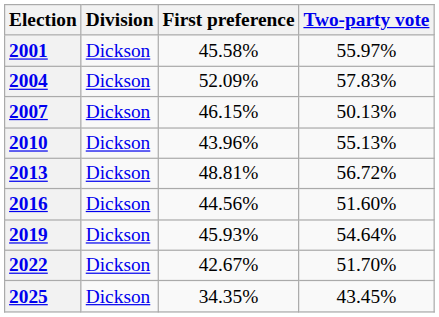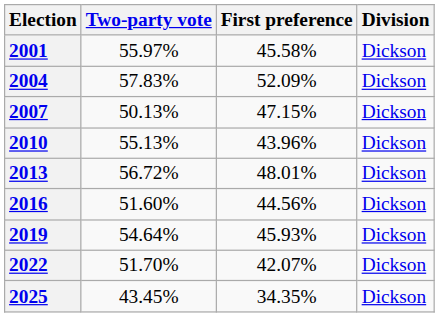columns swapped: (120, 19) <-> (366, 19)
(228, 111) 46.15% -> (287, 111) 47.15%
(228, 173) 48.81% -> (287, 173) 48.01%
(228, 265) 42.67% -> (287, 265) 42.07%
